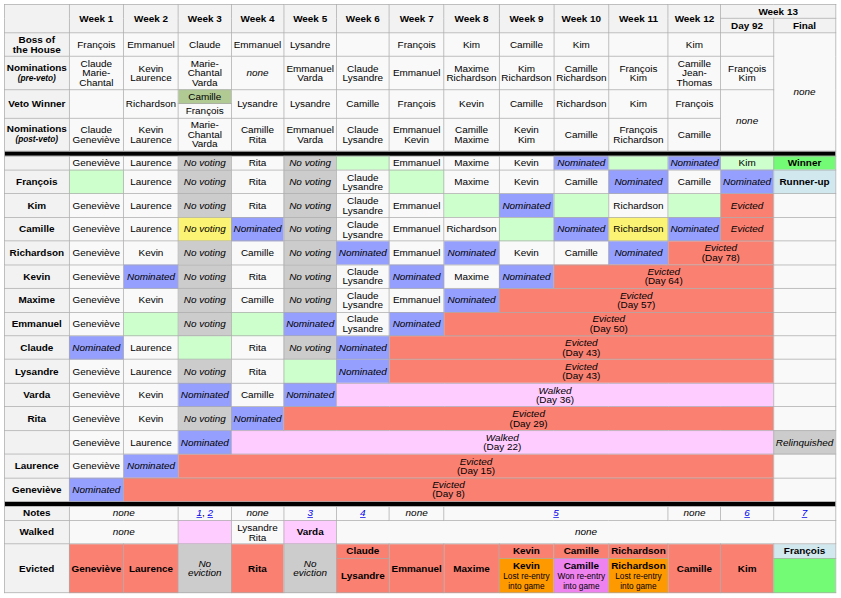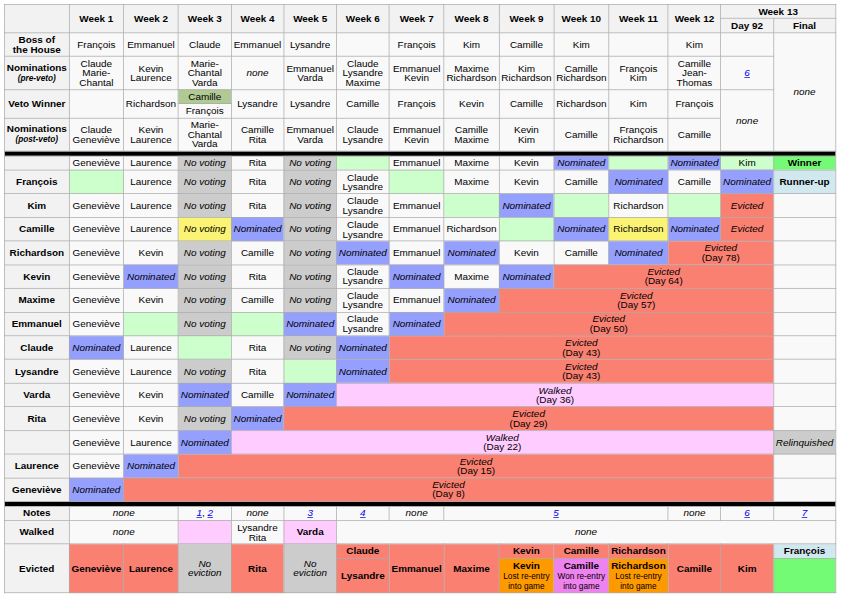(363, 73) Claude Lysandre -> (363, 73) Claude Lysandre Maxime
(417, 73) Emmanuel -> (417, 73) Emmanuel Kevin
(747, 73) François Kim -> (747, 73) 6
